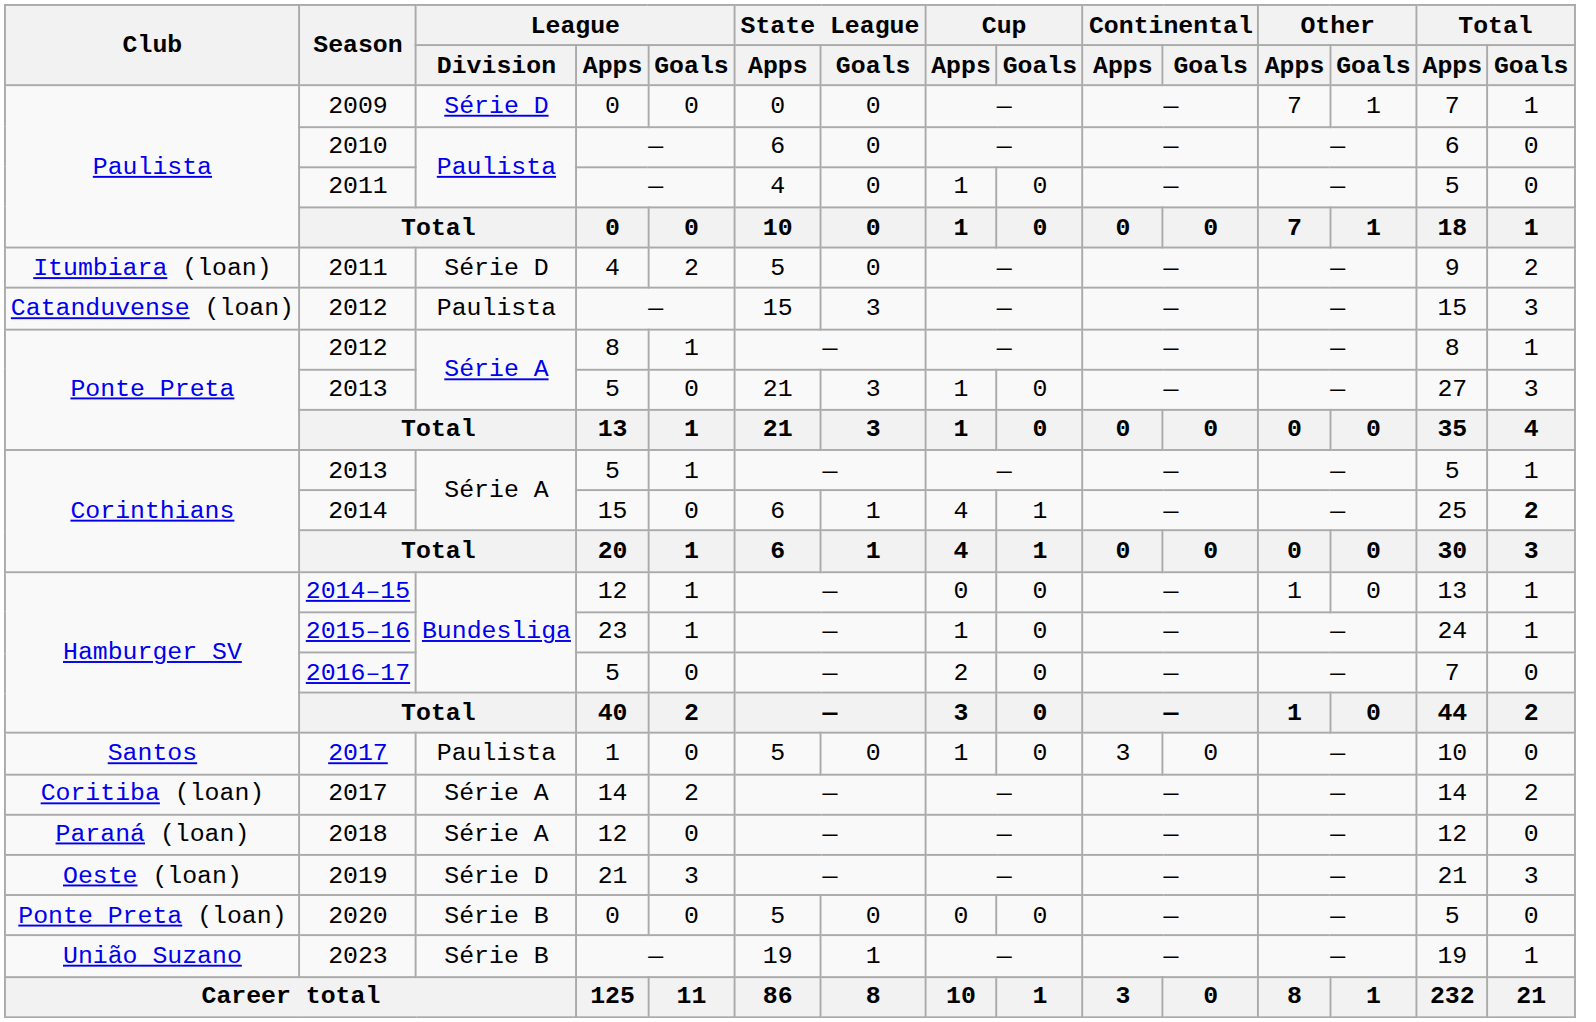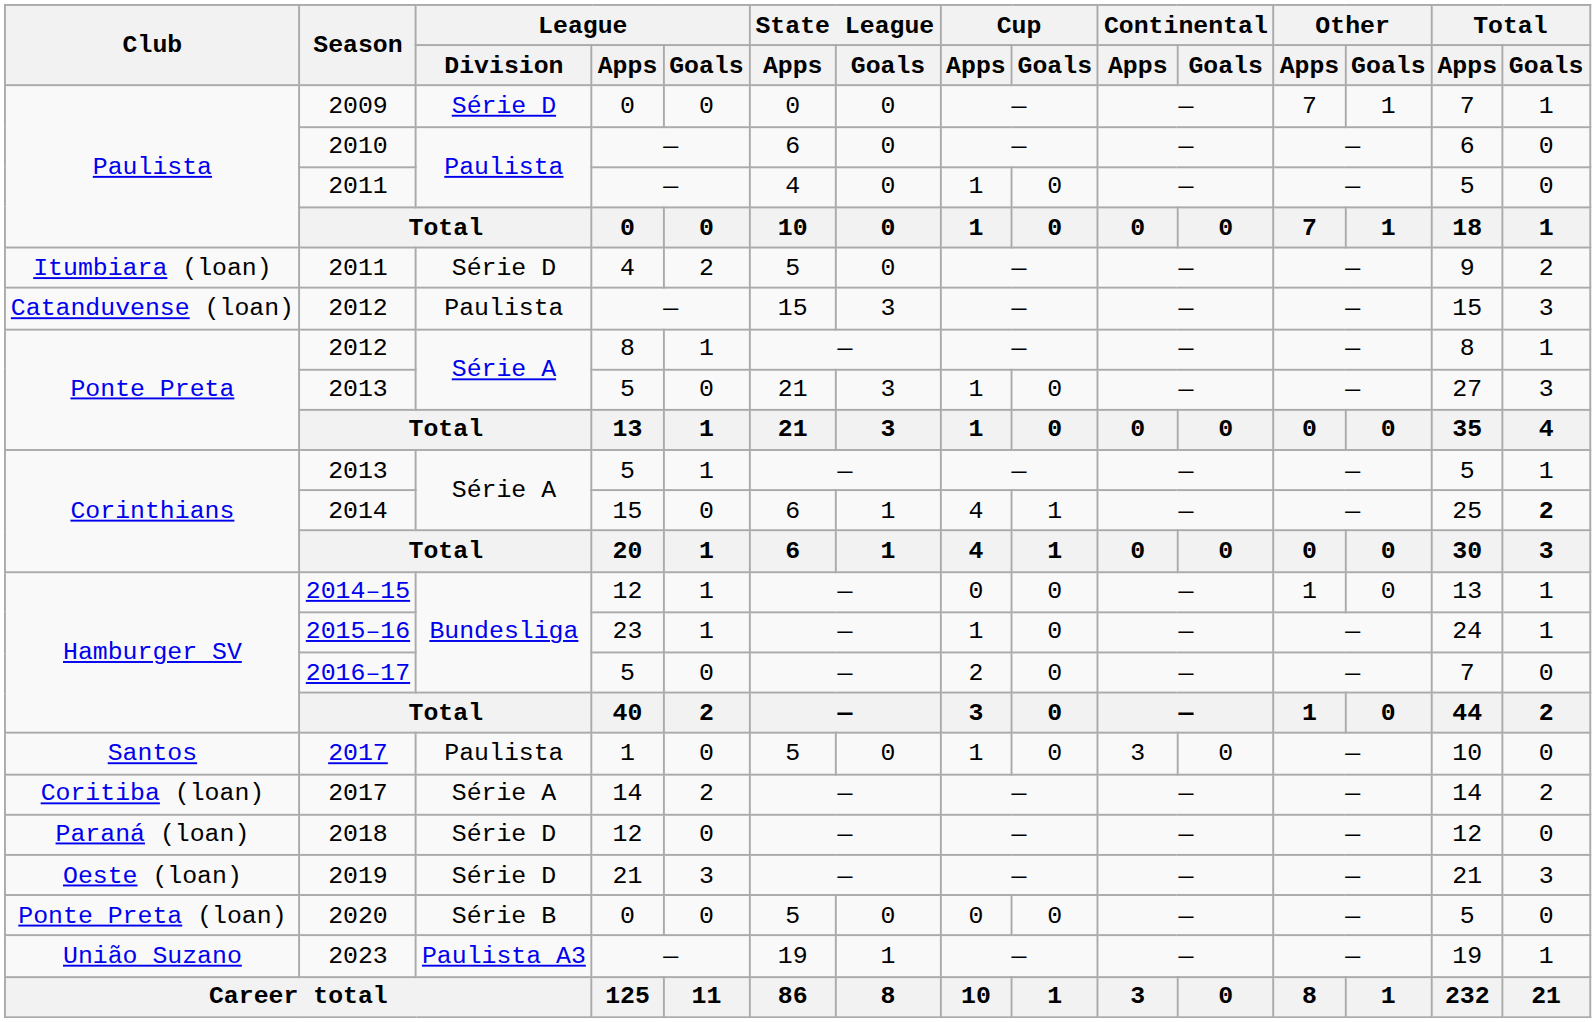(496, 835) Série A -> (504, 835) Série D
(496, 956) Série B -> (504, 956) Paulista A3
